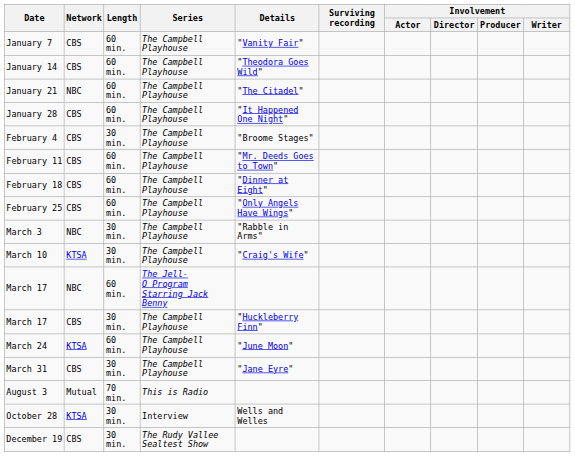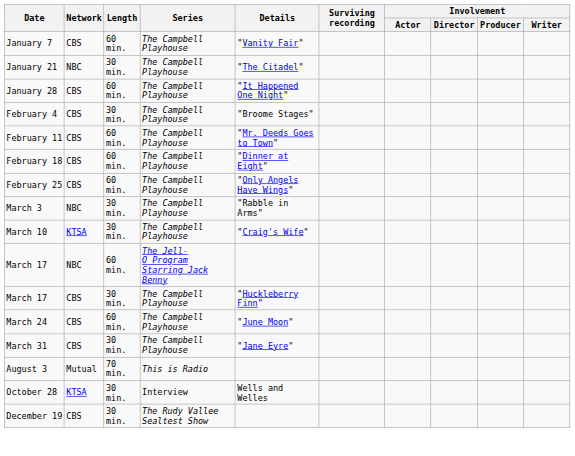- row: (32, 67)
(116, 91) 60 min. -> (116, 67) 30 min.
(76, 345) KTSA -> (74, 322) CBS
